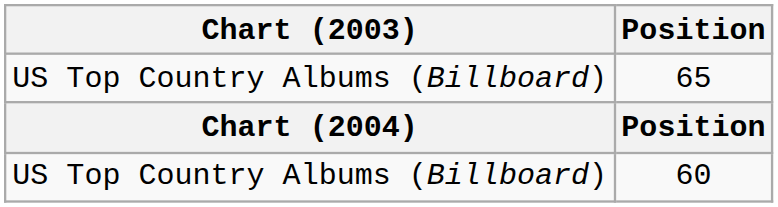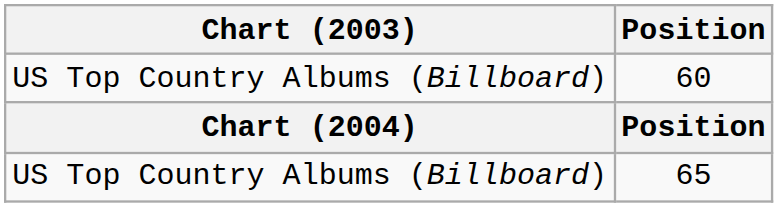rows swapped: (693, 176) <-> (693, 79)
